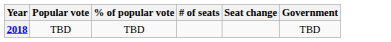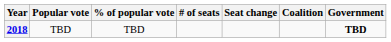+ column: (302, 12)
(310, 29) normal -> (356, 29) bold
